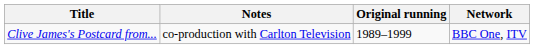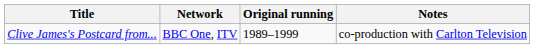columns swapped: (489, 14) <-> (257, 14)
